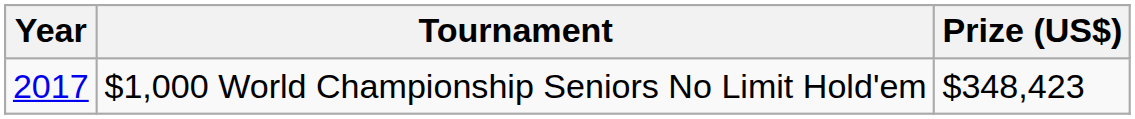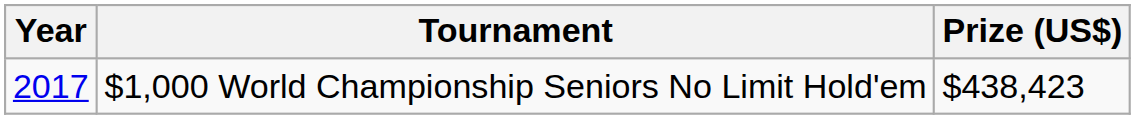(1014, 85) $348,423 -> (1014, 85) $438,423
